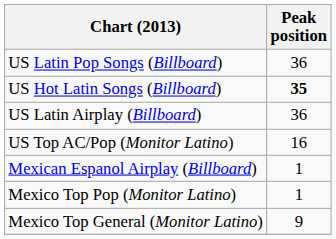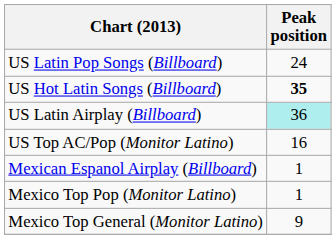(299, 62) 36 -> (299, 62) 24
(299, 115) no background -> (299, 115) paleturquoise background
